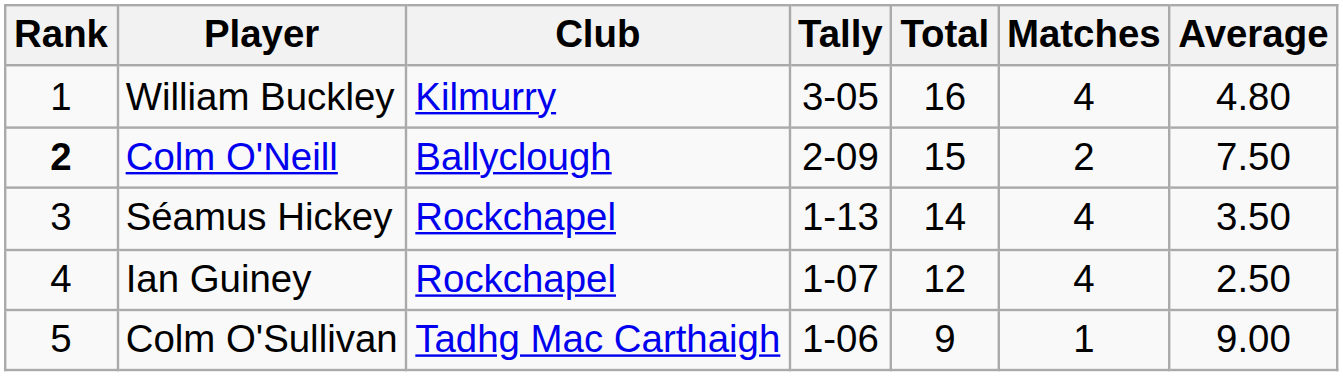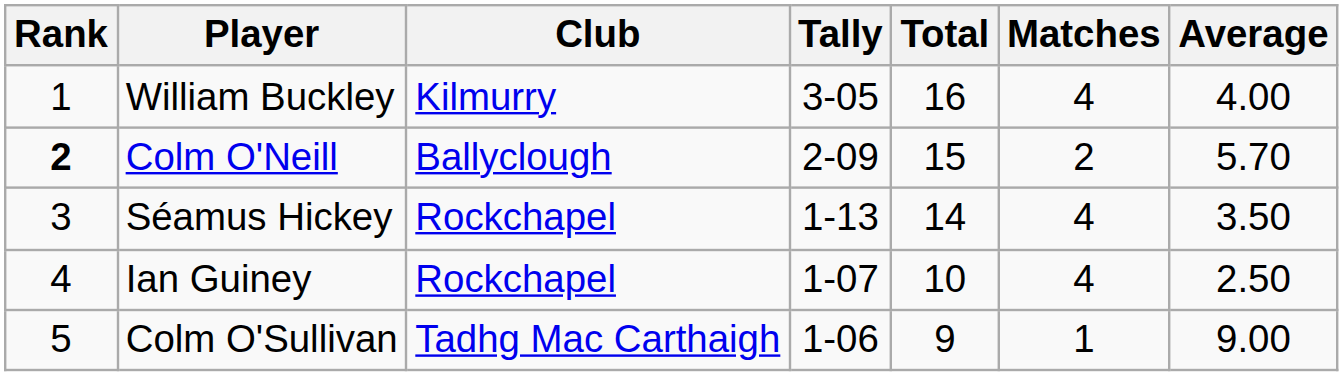(1253, 95) 4.80 -> (1253, 95) 4.00
(1253, 156) 7.50 -> (1253, 156) 5.70
(945, 278) 12 -> (945, 278) 10
